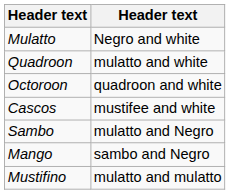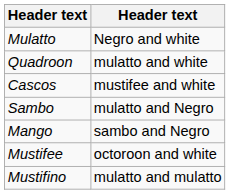- row: (38, 85)
+ row: (35, 154)
